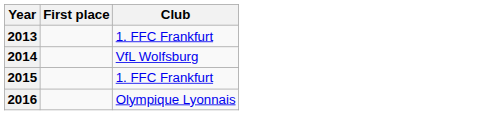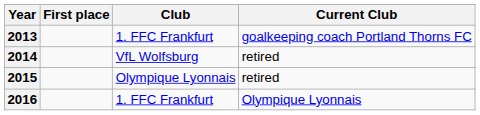+ column: (357, 15)
(164, 78) 1. FFC Frankfurt -> (176, 78) Olympique Lyonnais
(176, 99) Olympique Lyonnais -> (164, 99) 1. FFC Frankfurt
